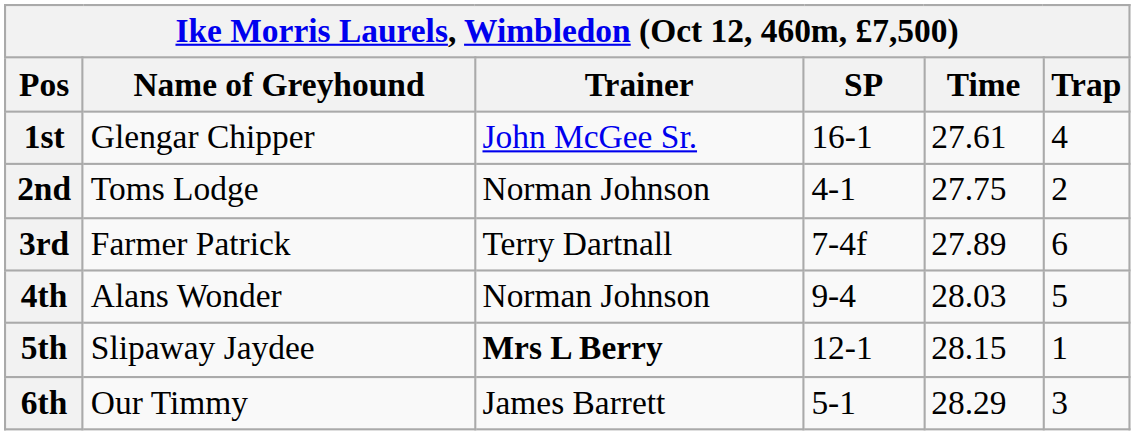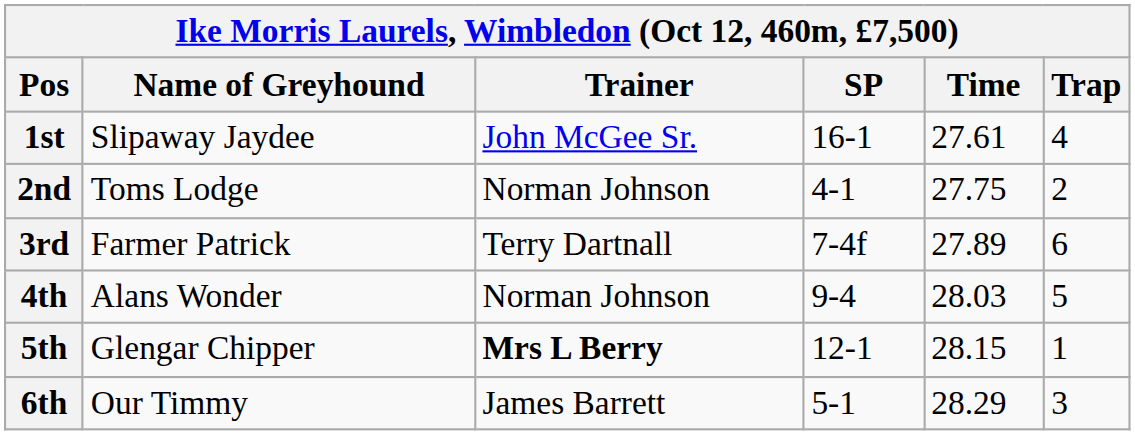(203, 137) Glengar Chipper -> (203, 137) Slipaway Jaydee
(203, 349) Slipaway Jaydee -> (203, 349) Glengar Chipper
